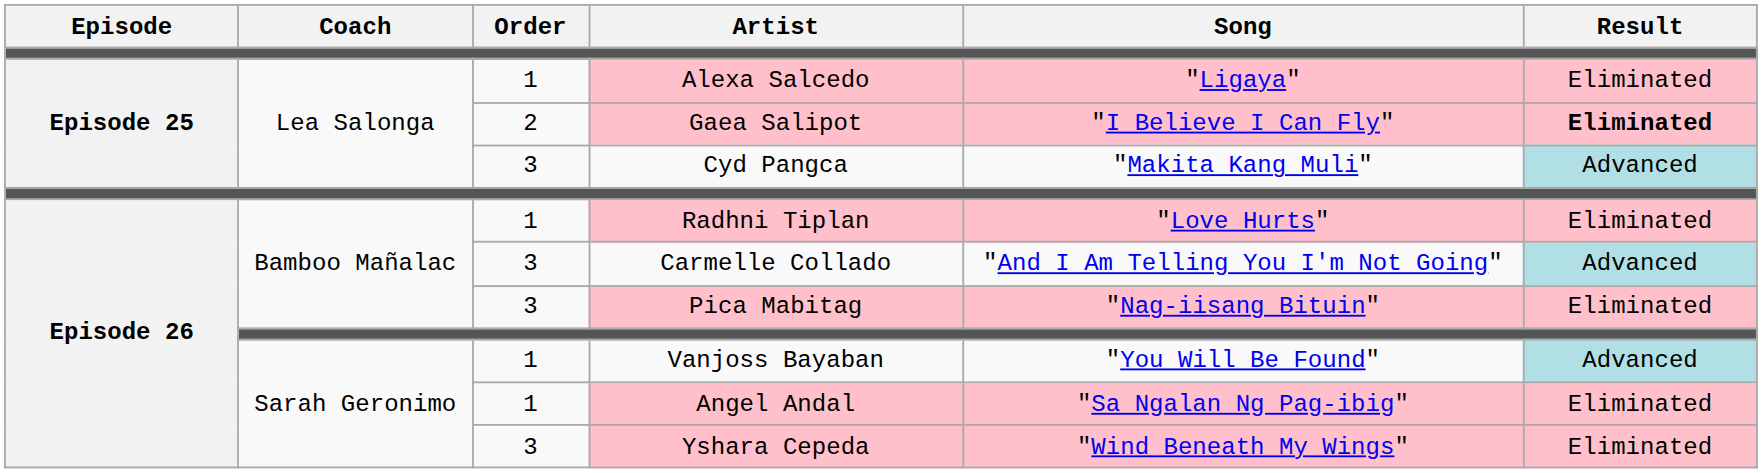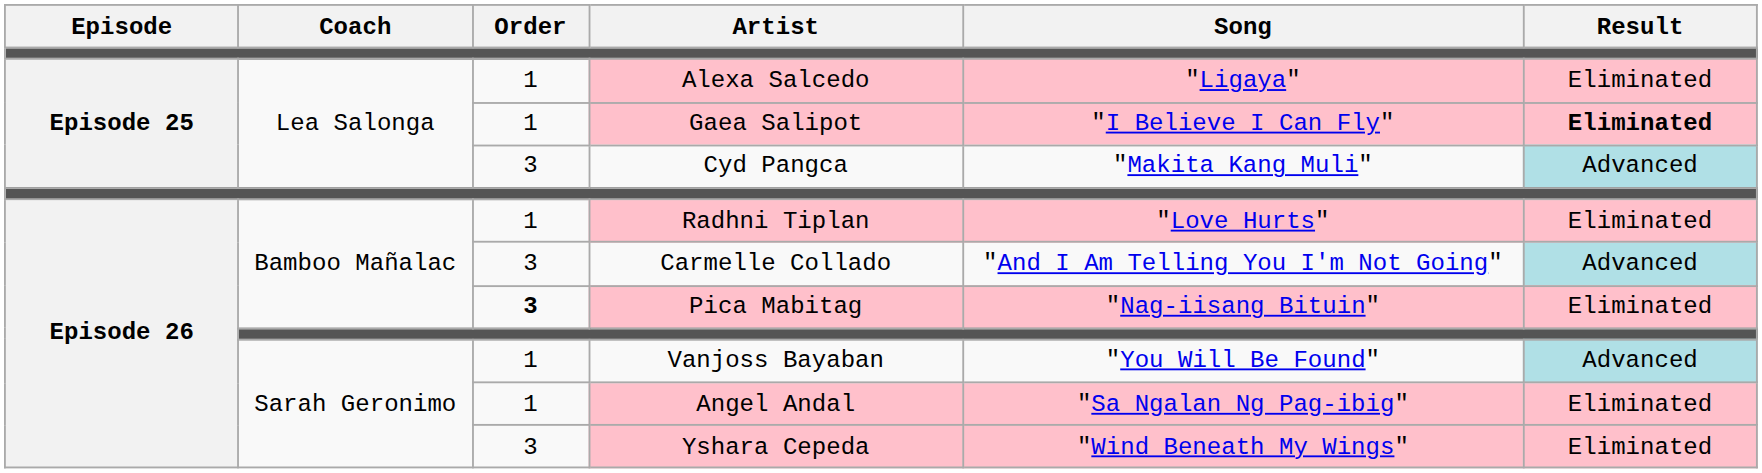(530, 124) 2 -> (530, 124) 1
(530, 307) normal -> (530, 307) bold
